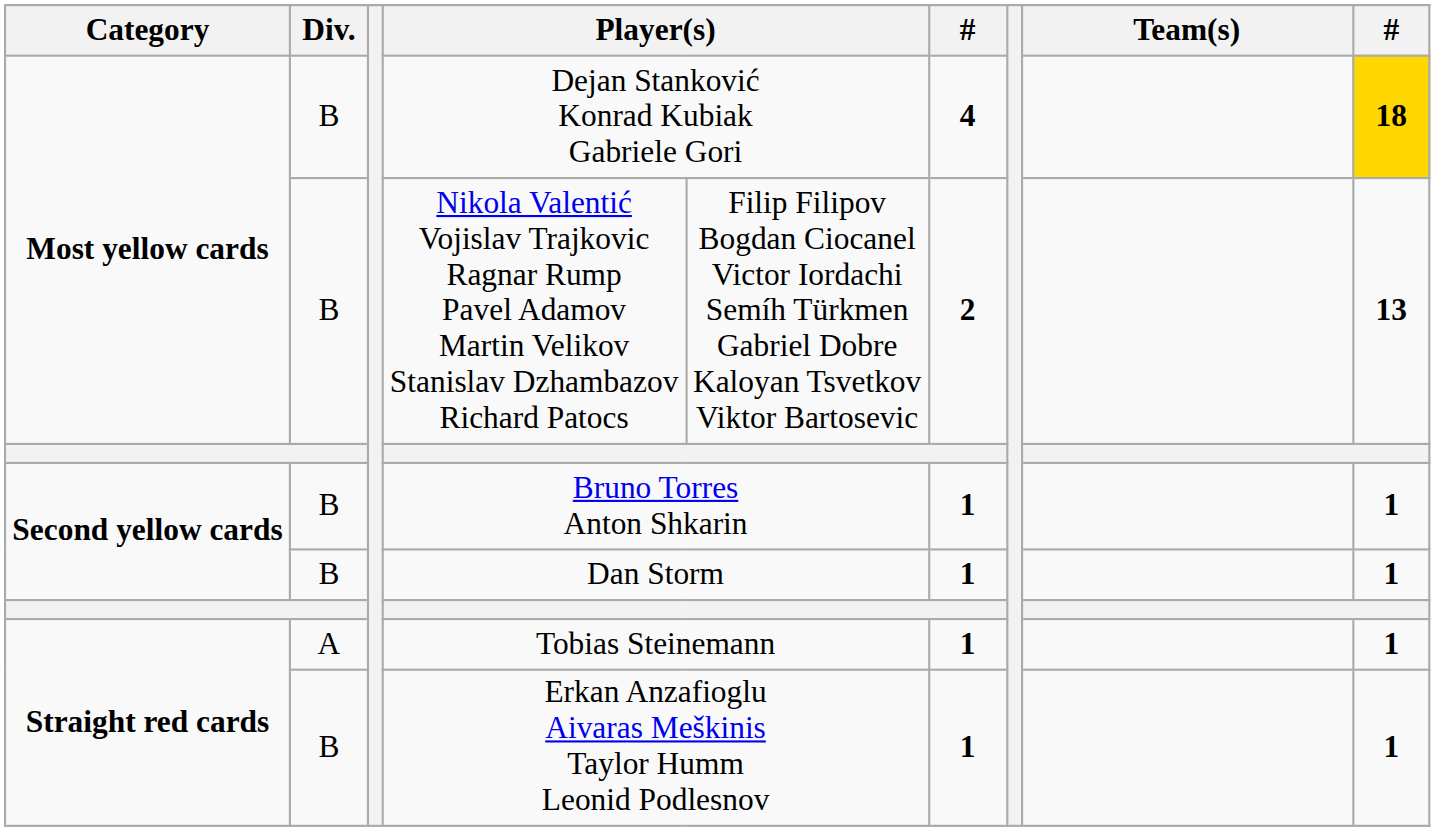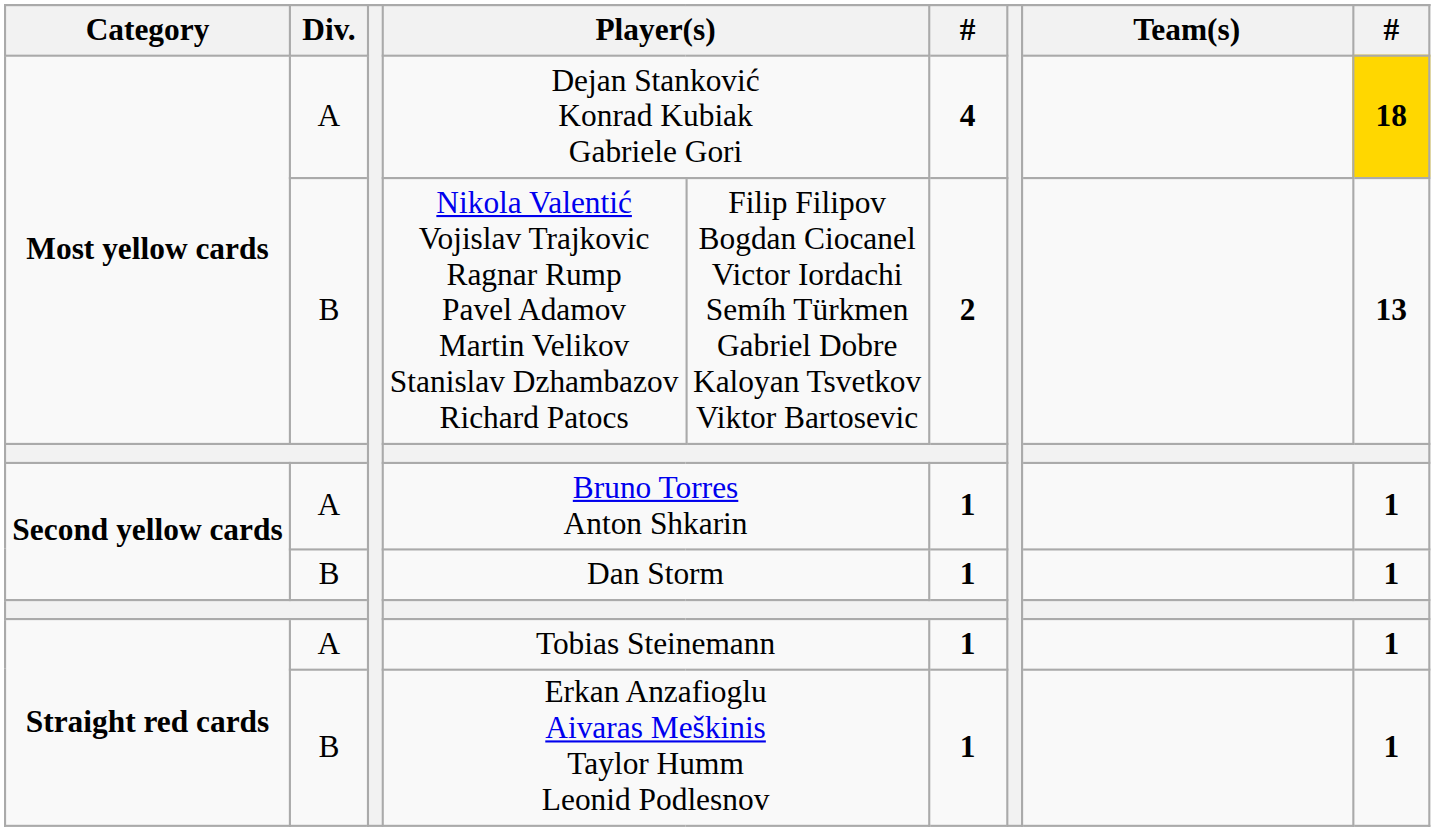(329, 116) B -> (329, 116) A
(329, 504) B -> (329, 504) A
